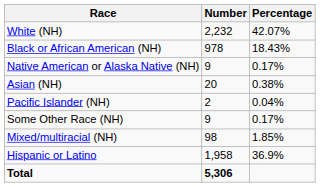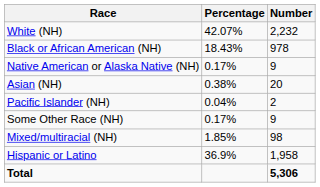columns swapped: (226, 13) <-> (282, 13)
